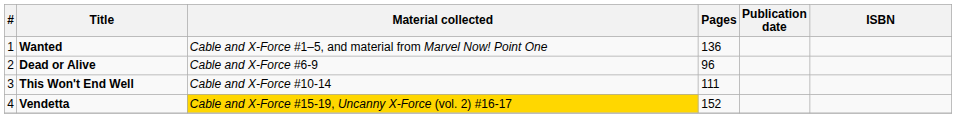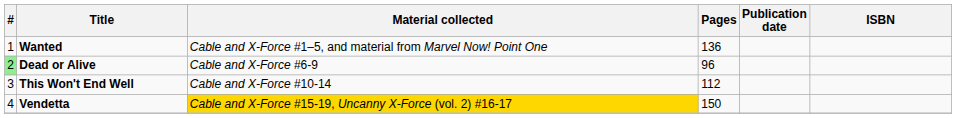(10, 65) no background -> (10, 65) lightgreen background
(710, 84) 111 -> (711, 84) 112
(711, 103) 152 -> (711, 103) 150
